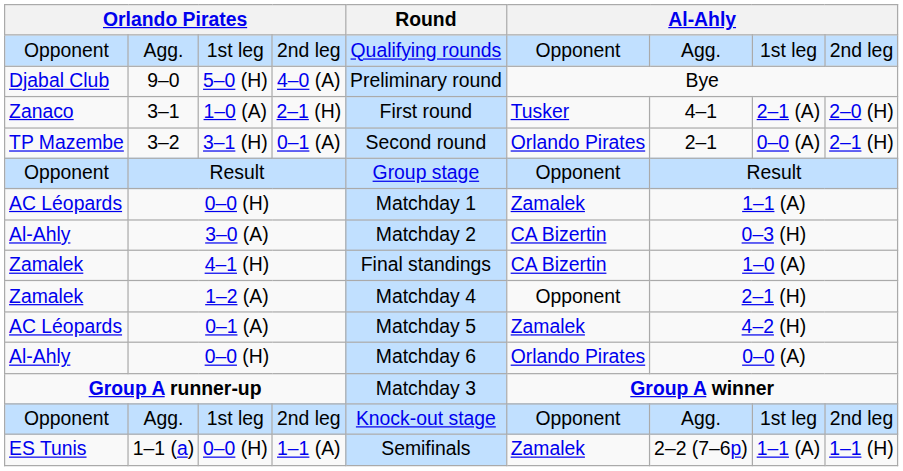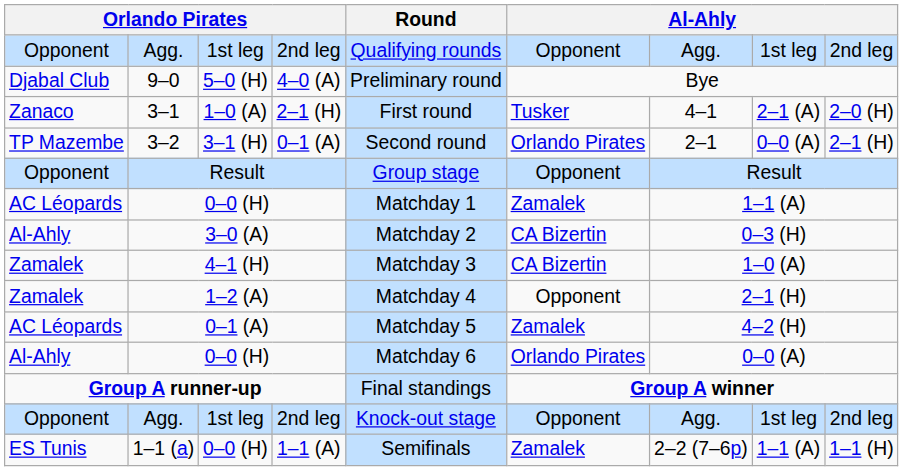(426, 265) Final standings -> (426, 265) Matchday 3
(426, 388) Matchday 3 -> (426, 388) Final standings
